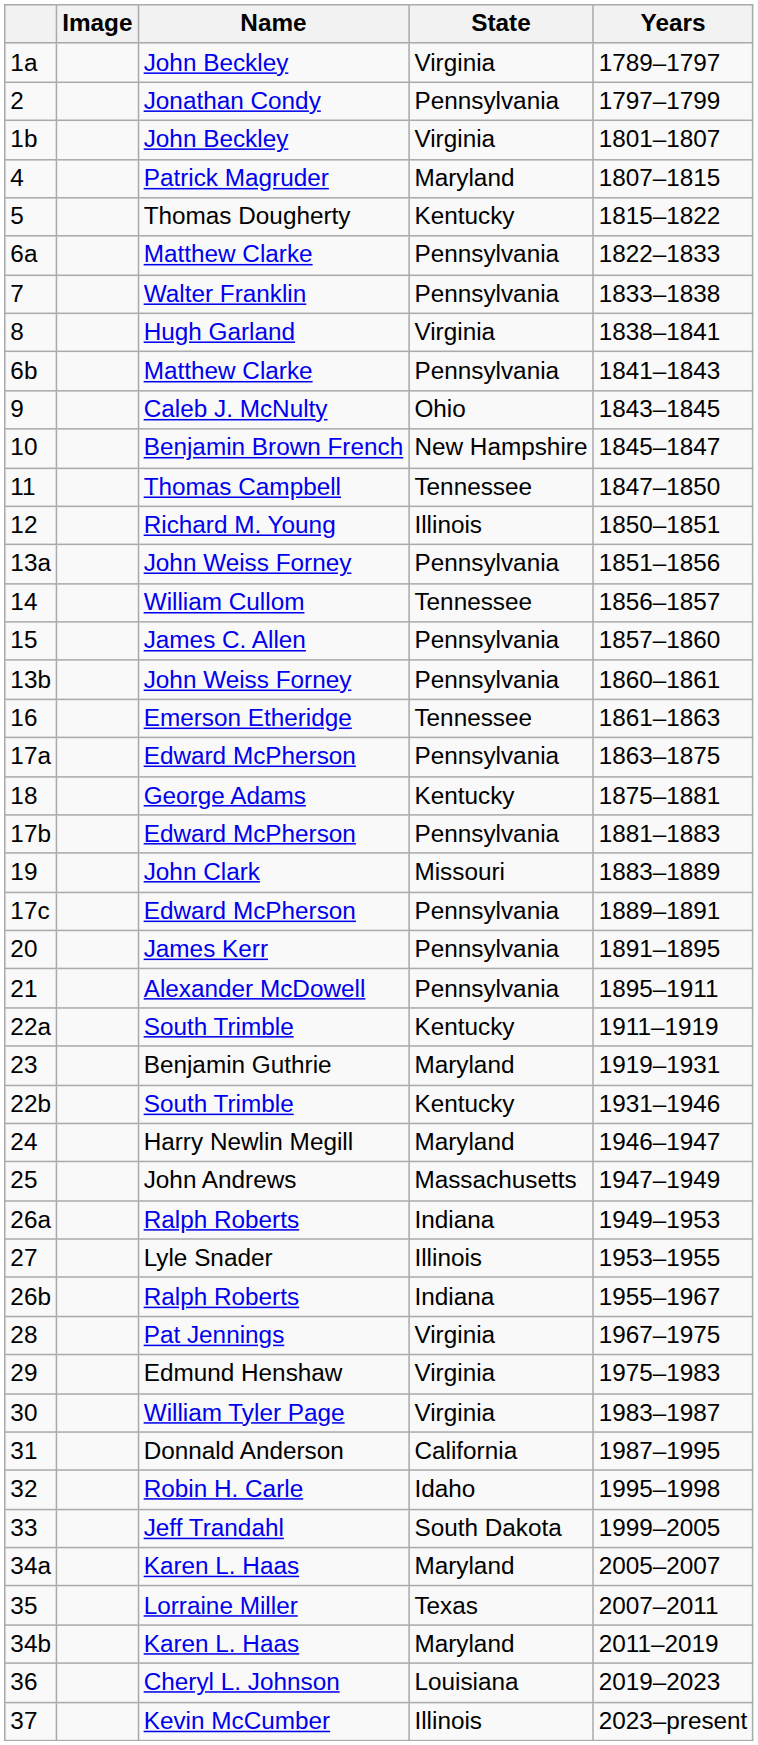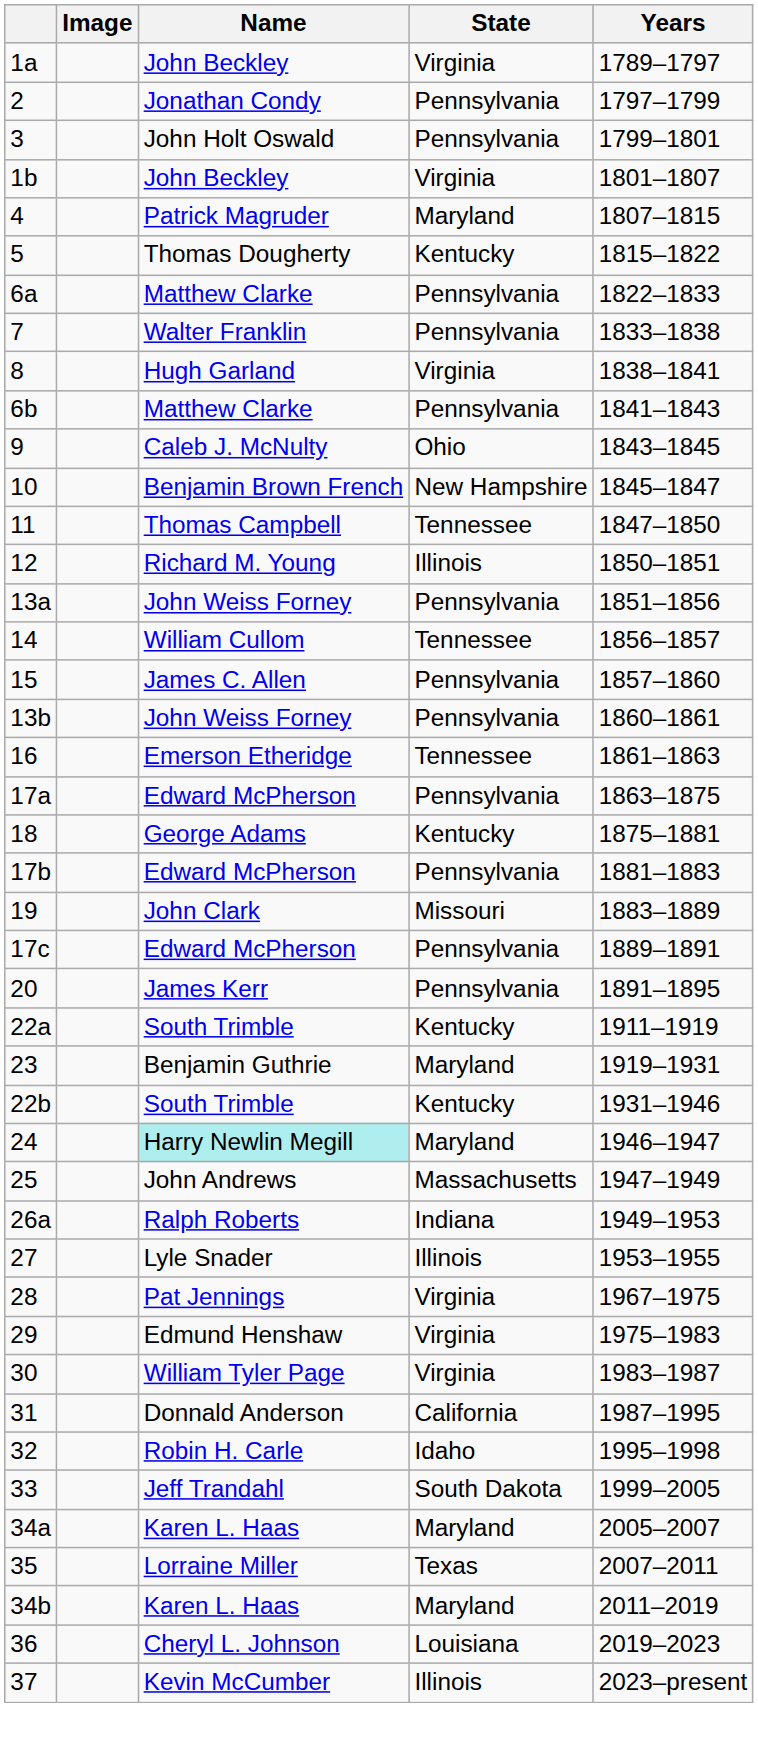+ row: (17, 139)
- row: (24, 988)
(248, 1142) no background -> (248, 1142) paleturquoise background
- row: (31, 1296)
